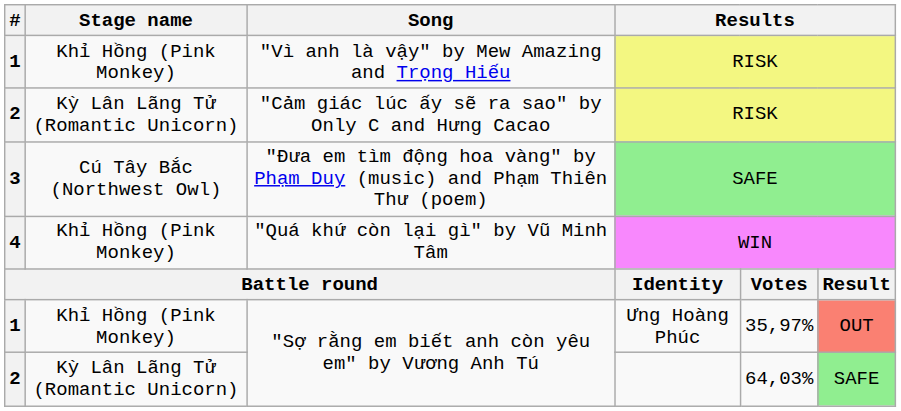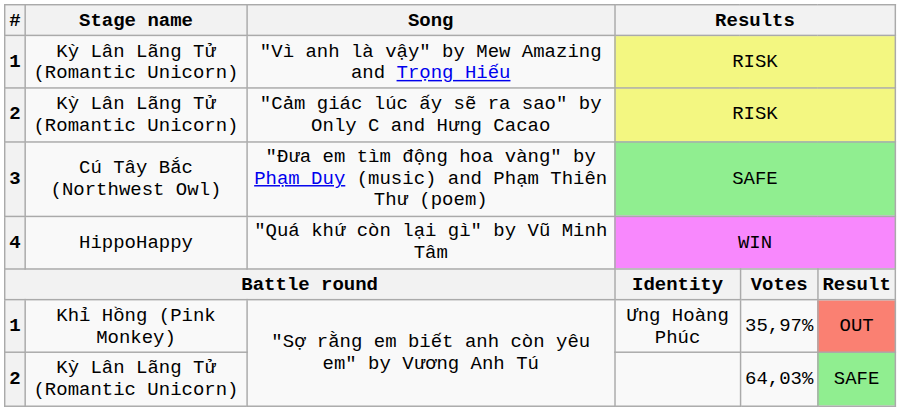(136, 62) Khỉ Hồng (Pink Monkey) -> (136, 62) Kỳ Lân Lãng Tử (Romantic Unicorn)
(136, 242) Khỉ Hồng (Pink Monkey) -> (136, 242) HippoHappy
